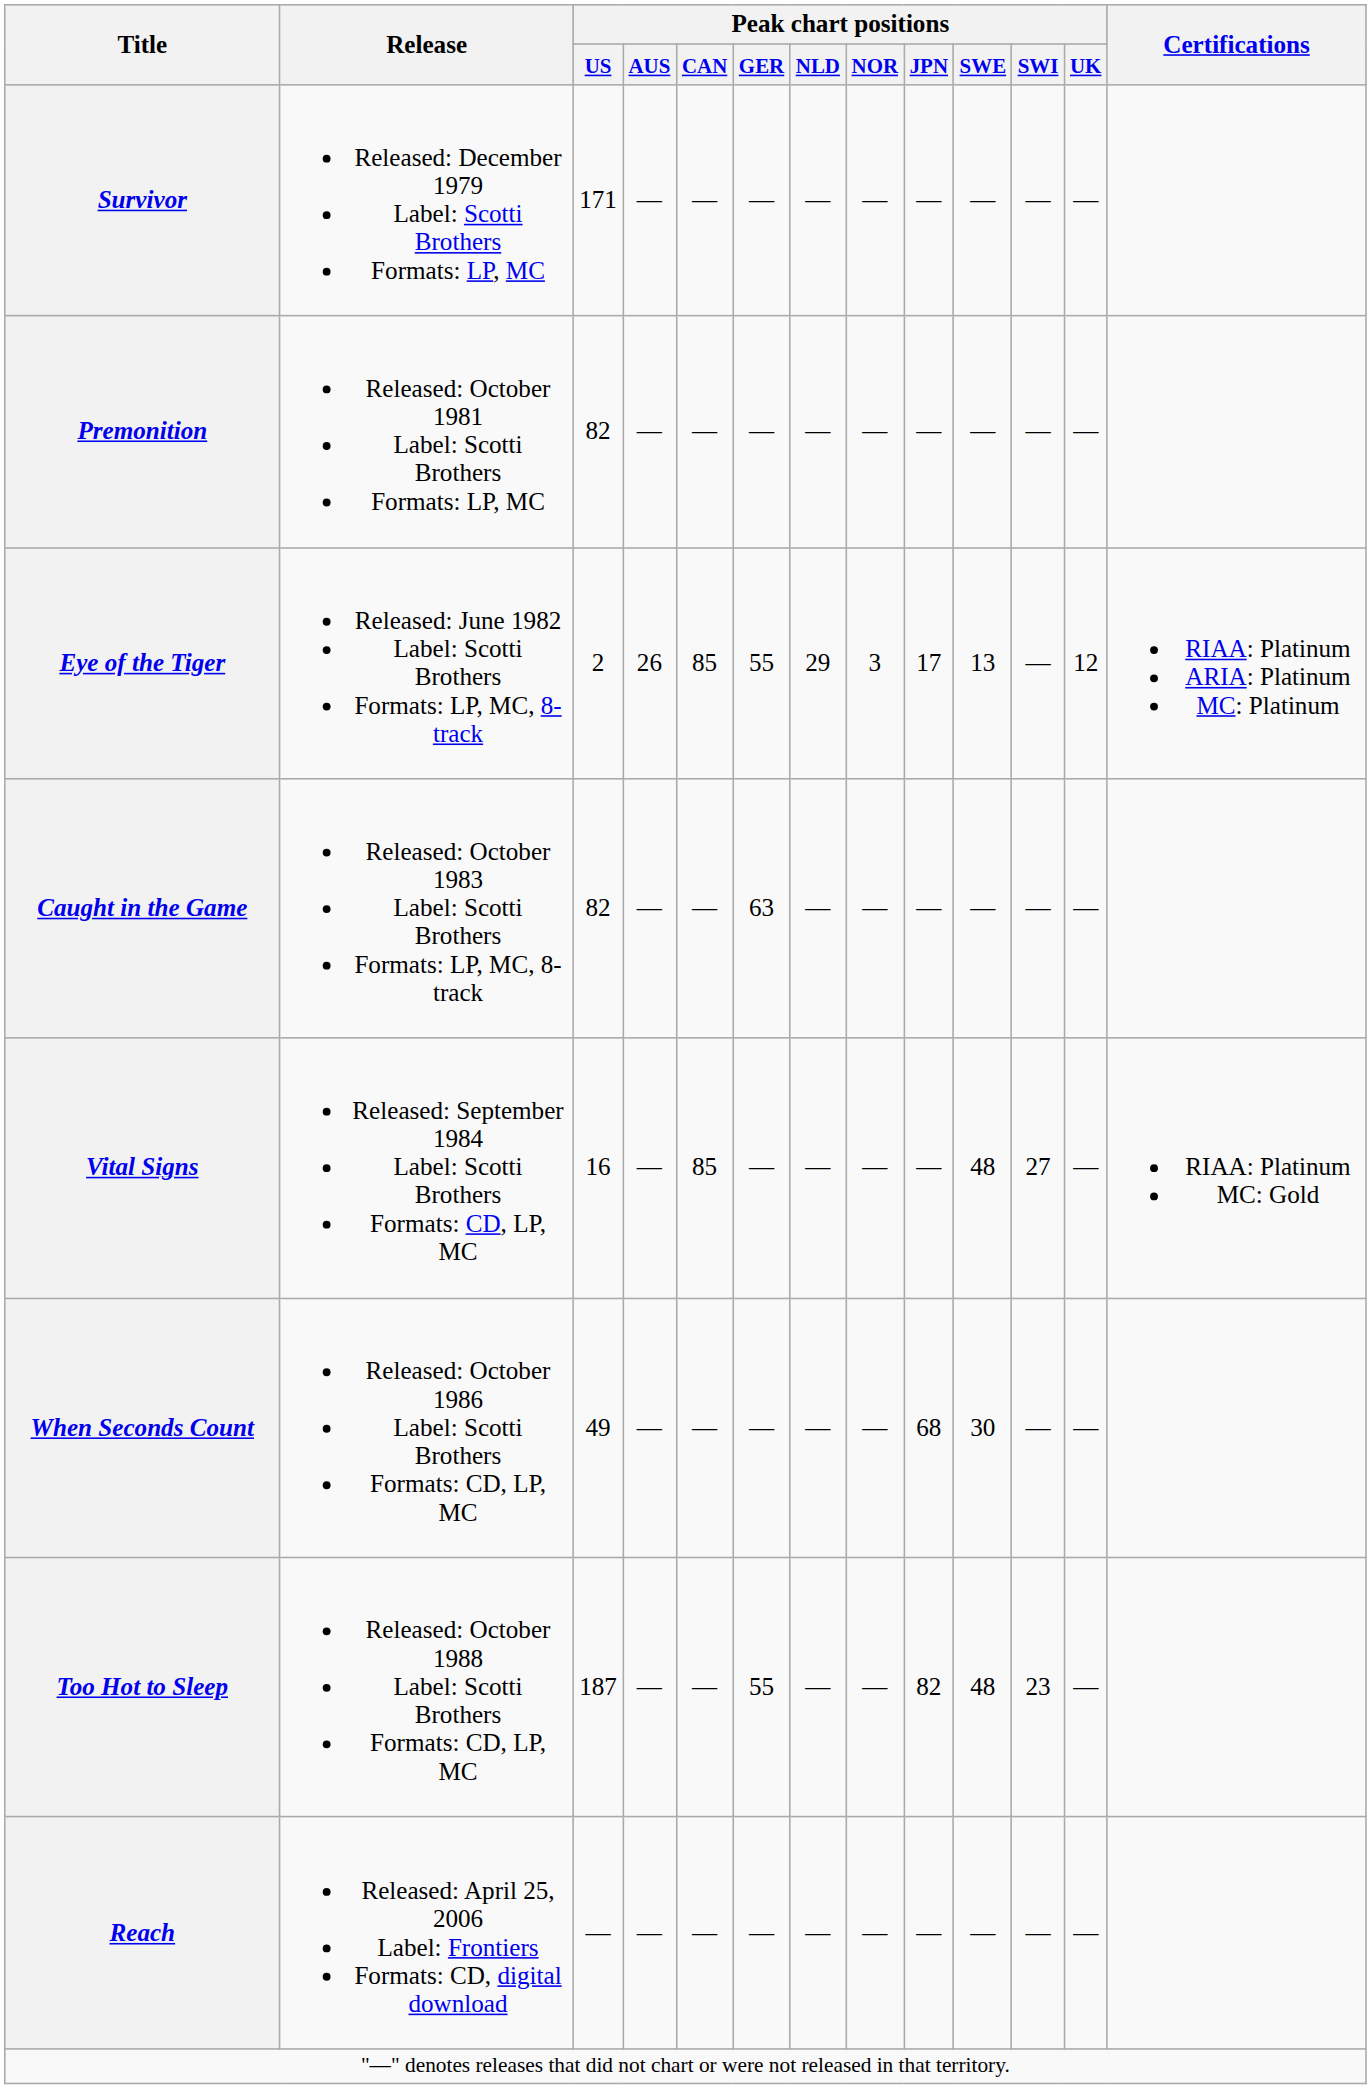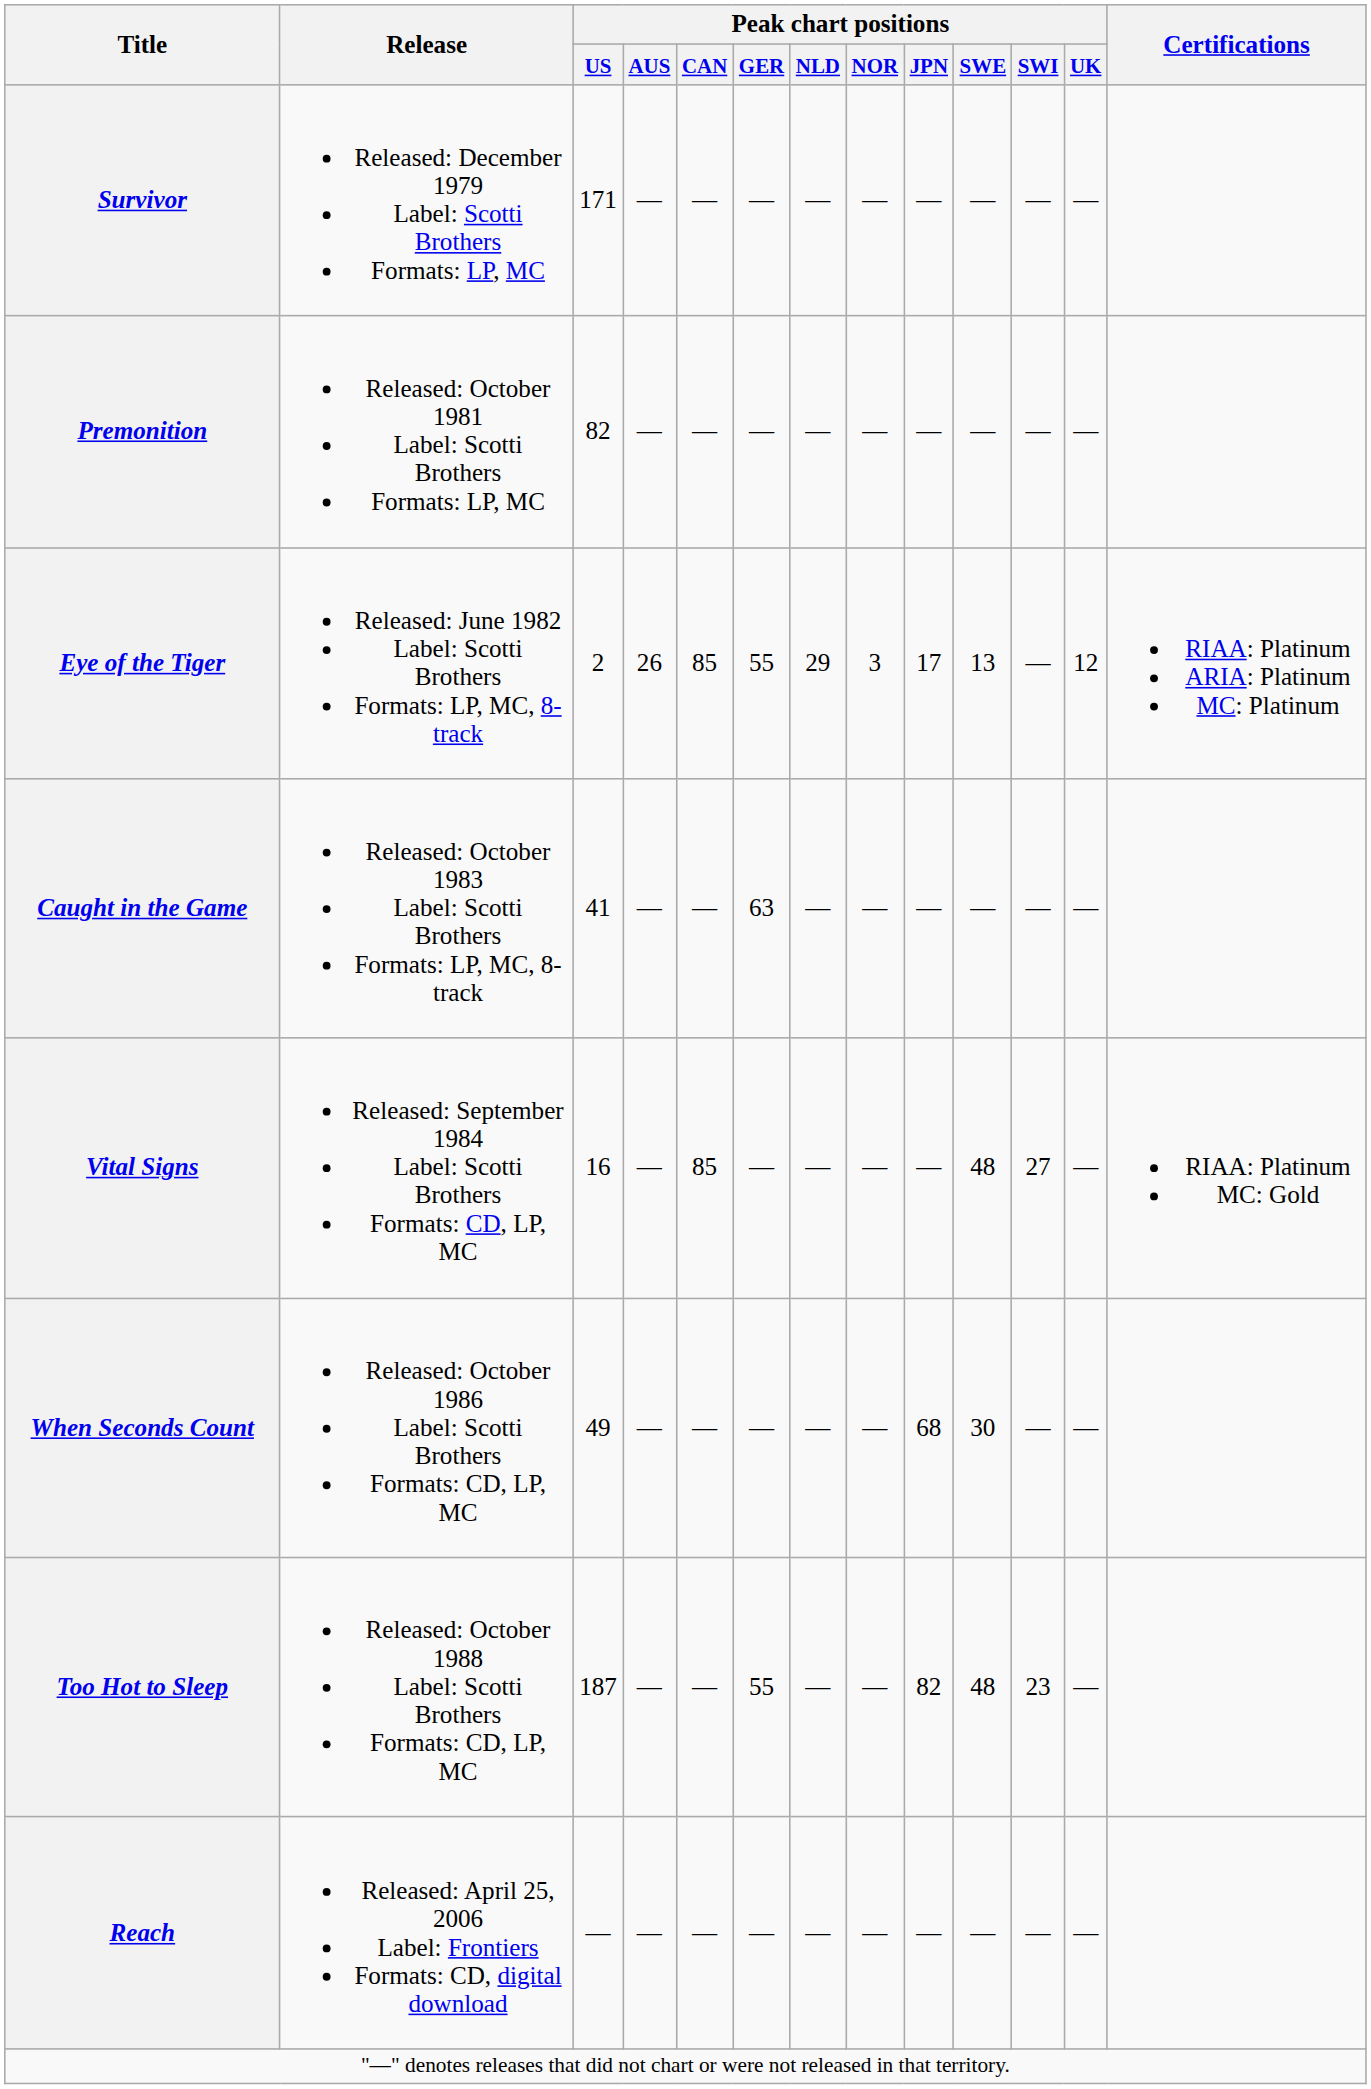(598, 908) 82 -> (598, 908) 41
